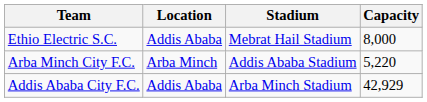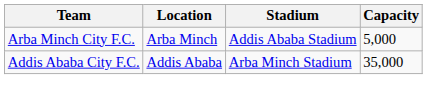- row: (62, 39)
(380, 62) 5,220 -> (380, 39) 5,000
(383, 85) 42,929 -> (383, 62) 35,000
